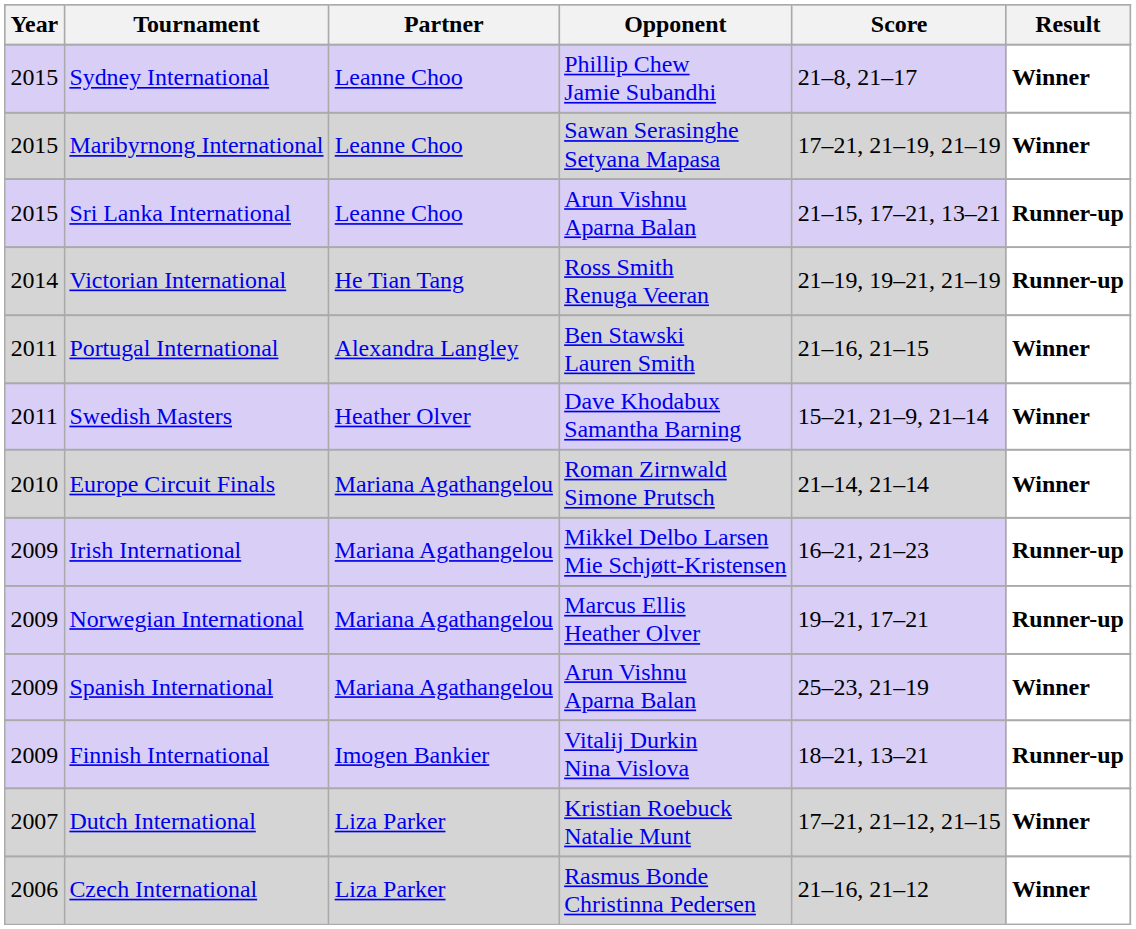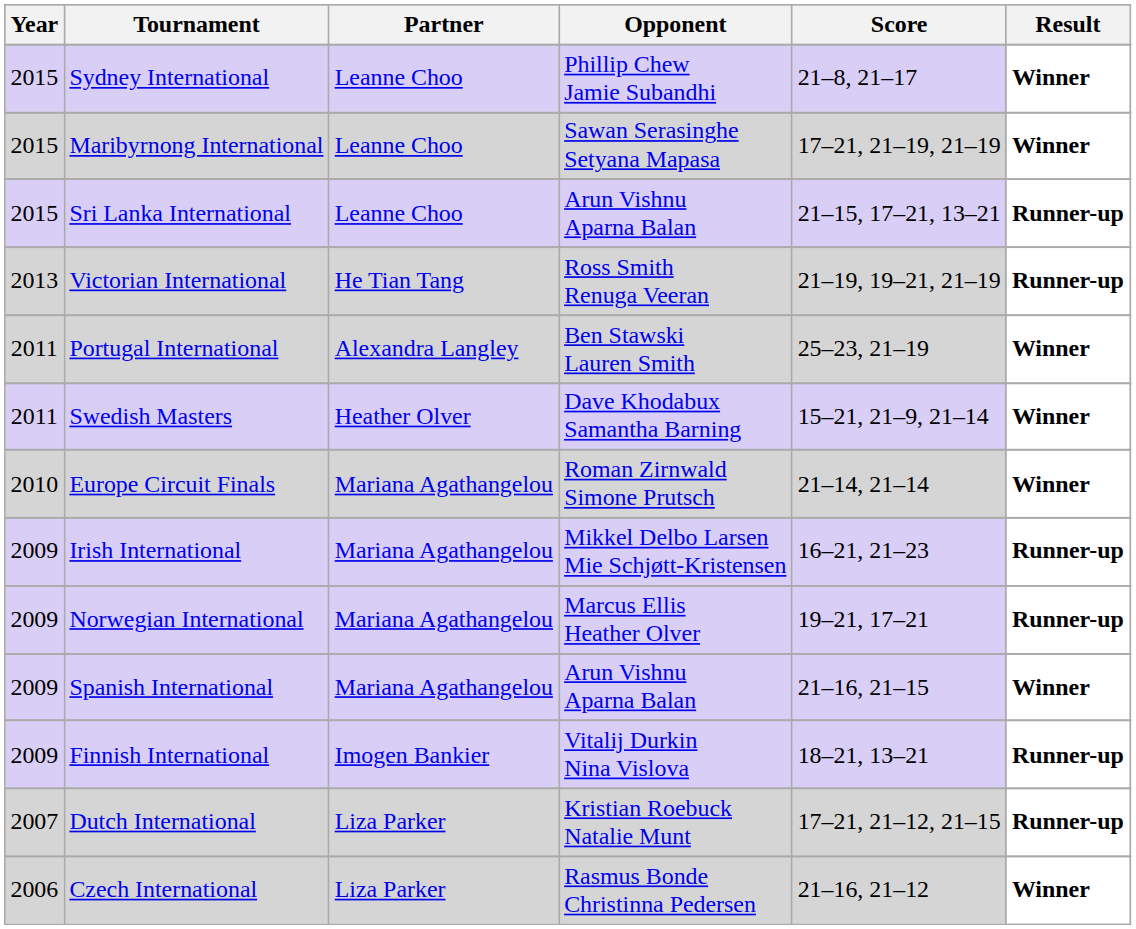(34, 281) 2014 -> (34, 281) 2013
(863, 348) 21–16, 21–15 -> (863, 348) 25–23, 21–19
(863, 686) 25–23, 21–19 -> (863, 686) 21–16, 21–15
(1051, 822) Winner -> (1068, 822) Runner-up
